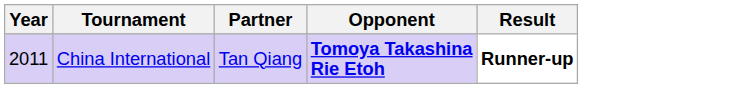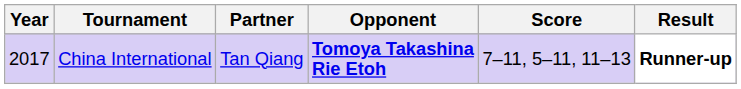+ column: (557, 19)
(29, 59) 2011 -> (29, 59) 2017
